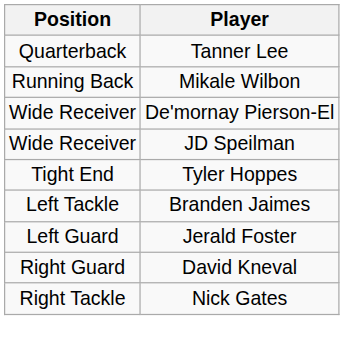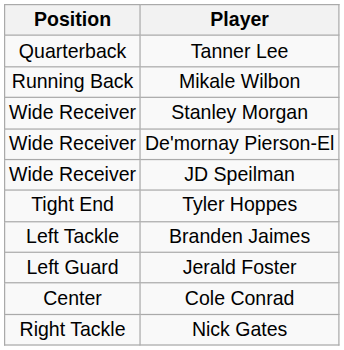+ row: (240, 112)
+ row: (240, 298)
- row: (240, 267)
